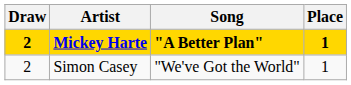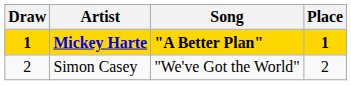(27, 42) 2 -> (27, 42) 1
(325, 67) 1 -> (325, 67) 2
